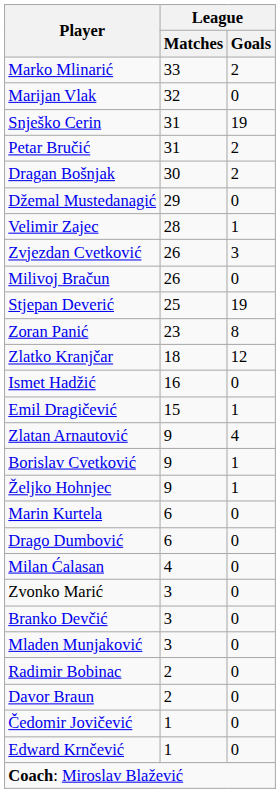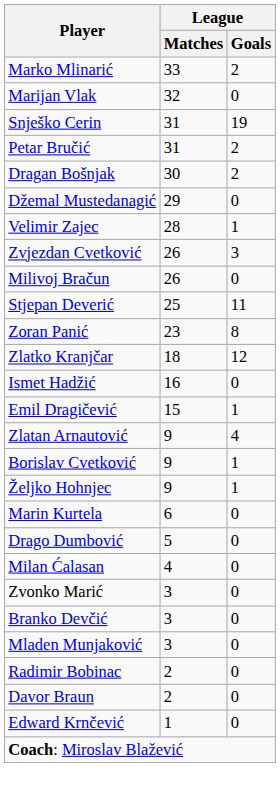(239, 305) 19 -> (239, 305) 11
(168, 540) 6 -> (168, 540) 5
- row: (70, 723)
